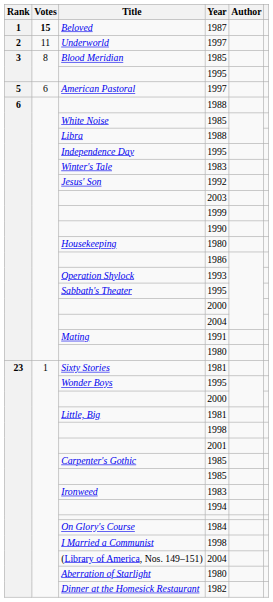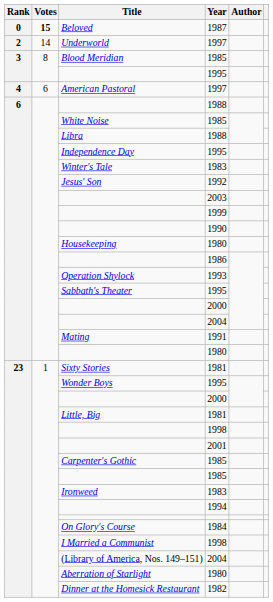(18, 27) 1 -> (18, 27) 0
(45, 43) 11 -> (45, 43) 14
(18, 89) 5 -> (18, 89) 4
